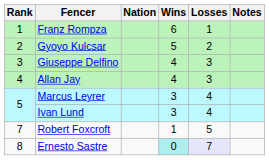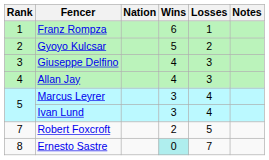(174, 130) 1 -> (174, 130) 2
(209, 146) lavender background -> (209, 146) no background
